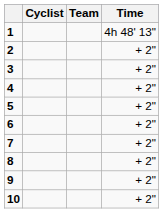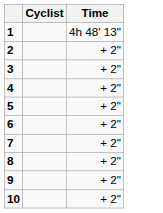- column: (84, 13)
